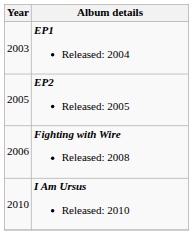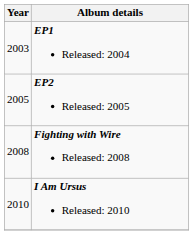(18, 152) 2006 -> (18, 152) 2008
